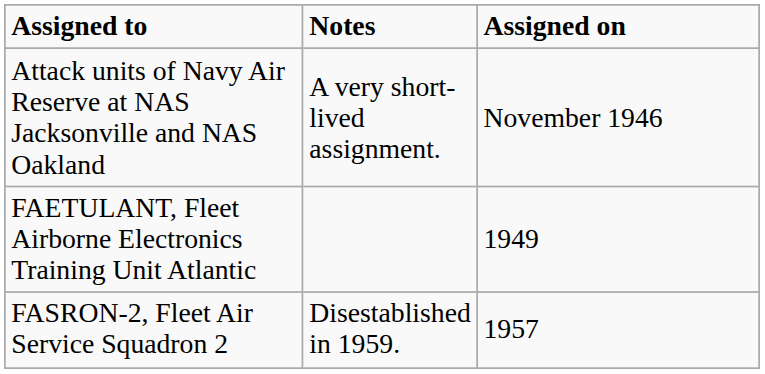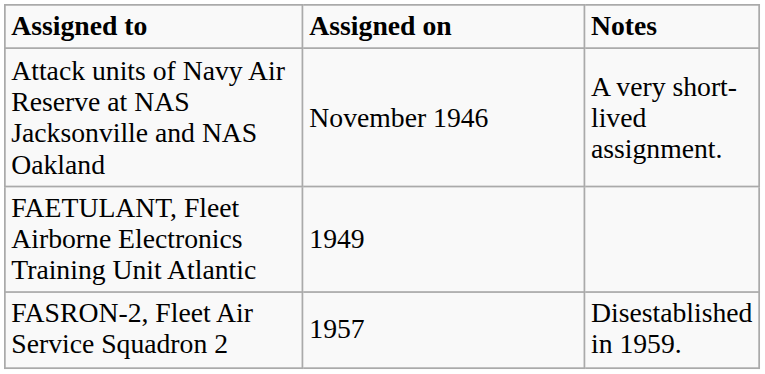columns swapped: (555, 26) <-> (342, 26)
